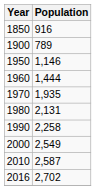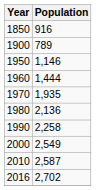(48, 111) 2,131 -> (48, 111) 2,136
